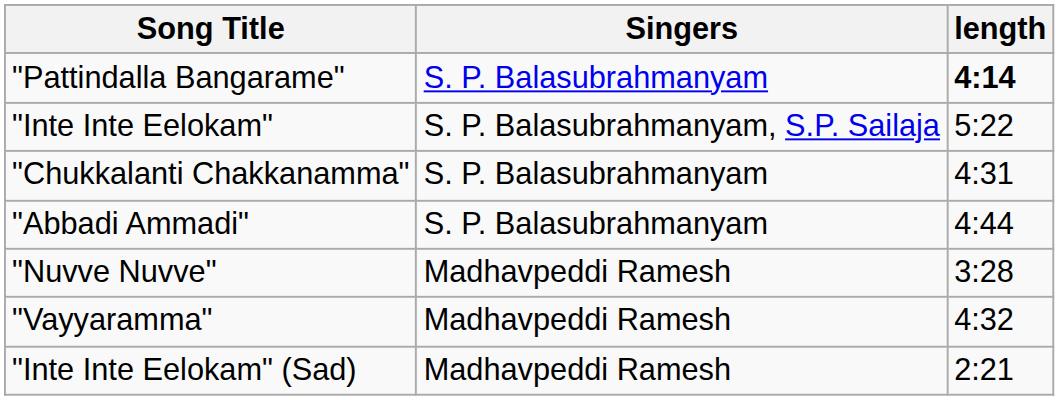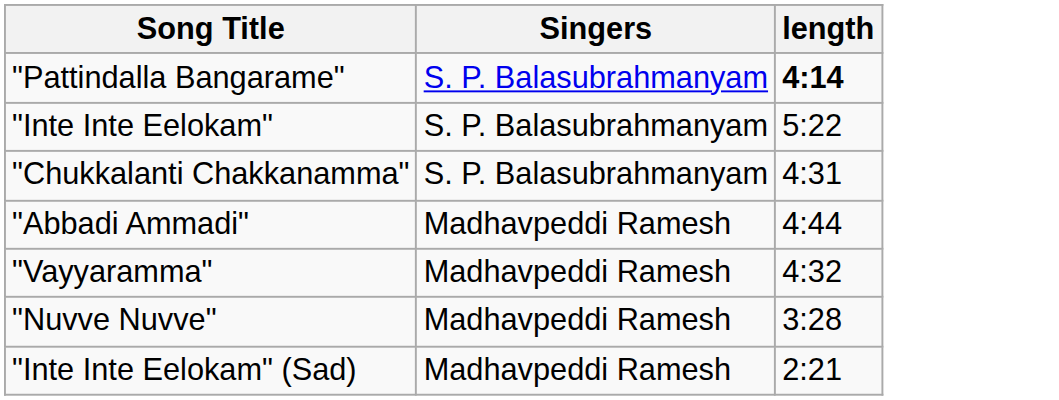(682, 126) S. P. Balasubrahmanyam, S.P. Sailaja -> (596, 126) S. P. Balasubrahmanyam
(596, 223) S. P. Balasubrahmanyam -> (577, 223) Madhavpeddi Ramesh
rows swapped: (114, 272) <-> (112, 321)
